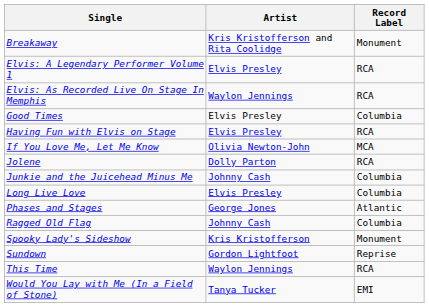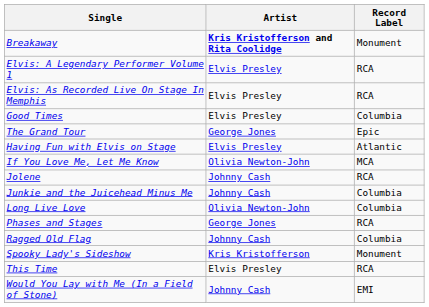(270, 43) normal -> (270, 43) bold
(251, 96) Waylon Jennings -> (245, 96) Elvis Presley
+ row: (46, 131)
(365, 131) RCA -> (379, 147) Atlantic
(242, 162) Dolly Parton -> (239, 177) Johnny Cash
(245, 192) Elvis Presley -> (259, 208) Olivia Newton-John
(379, 208) Atlantic -> (365, 223) RCA
- row: (26, 254)
(251, 269) Waylon Jennings -> (245, 269) Elvis Presley
(242, 289) Tanya Tucker -> (239, 289) Johnny Cash
